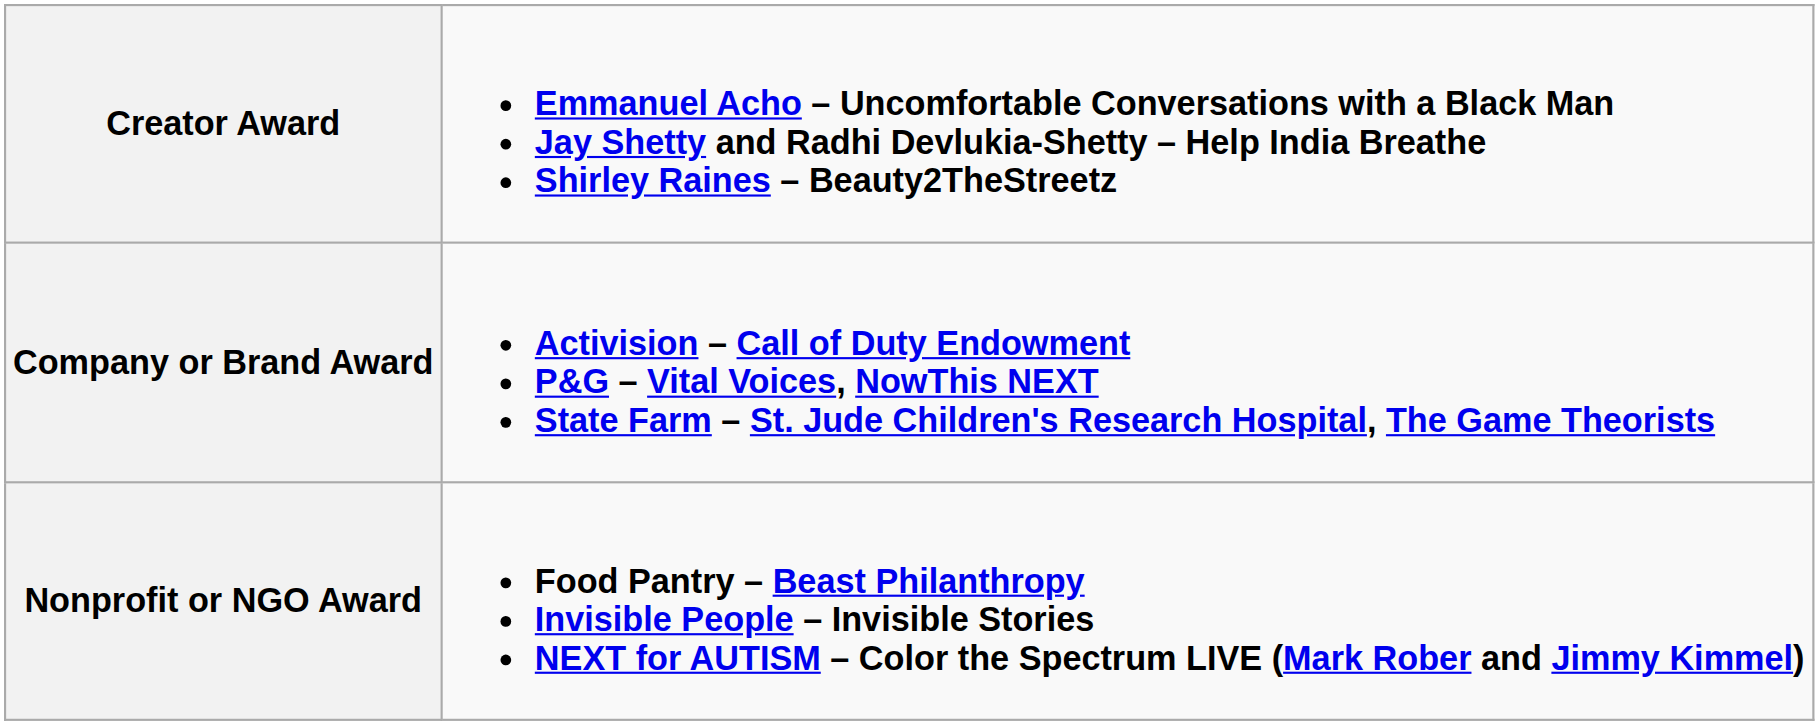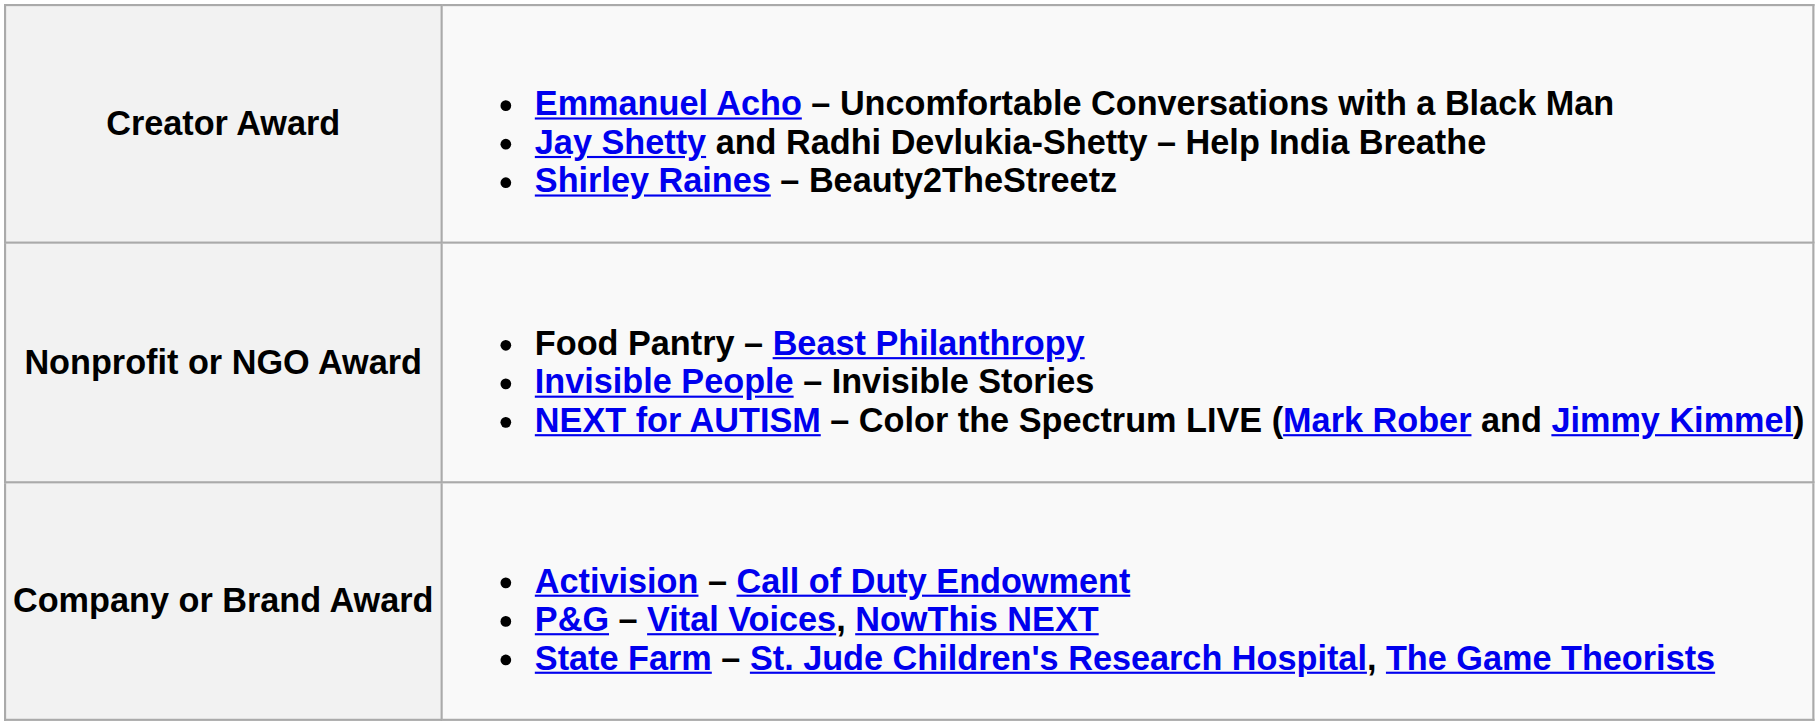rows swapped: (223, 362) <-> (223, 600)
